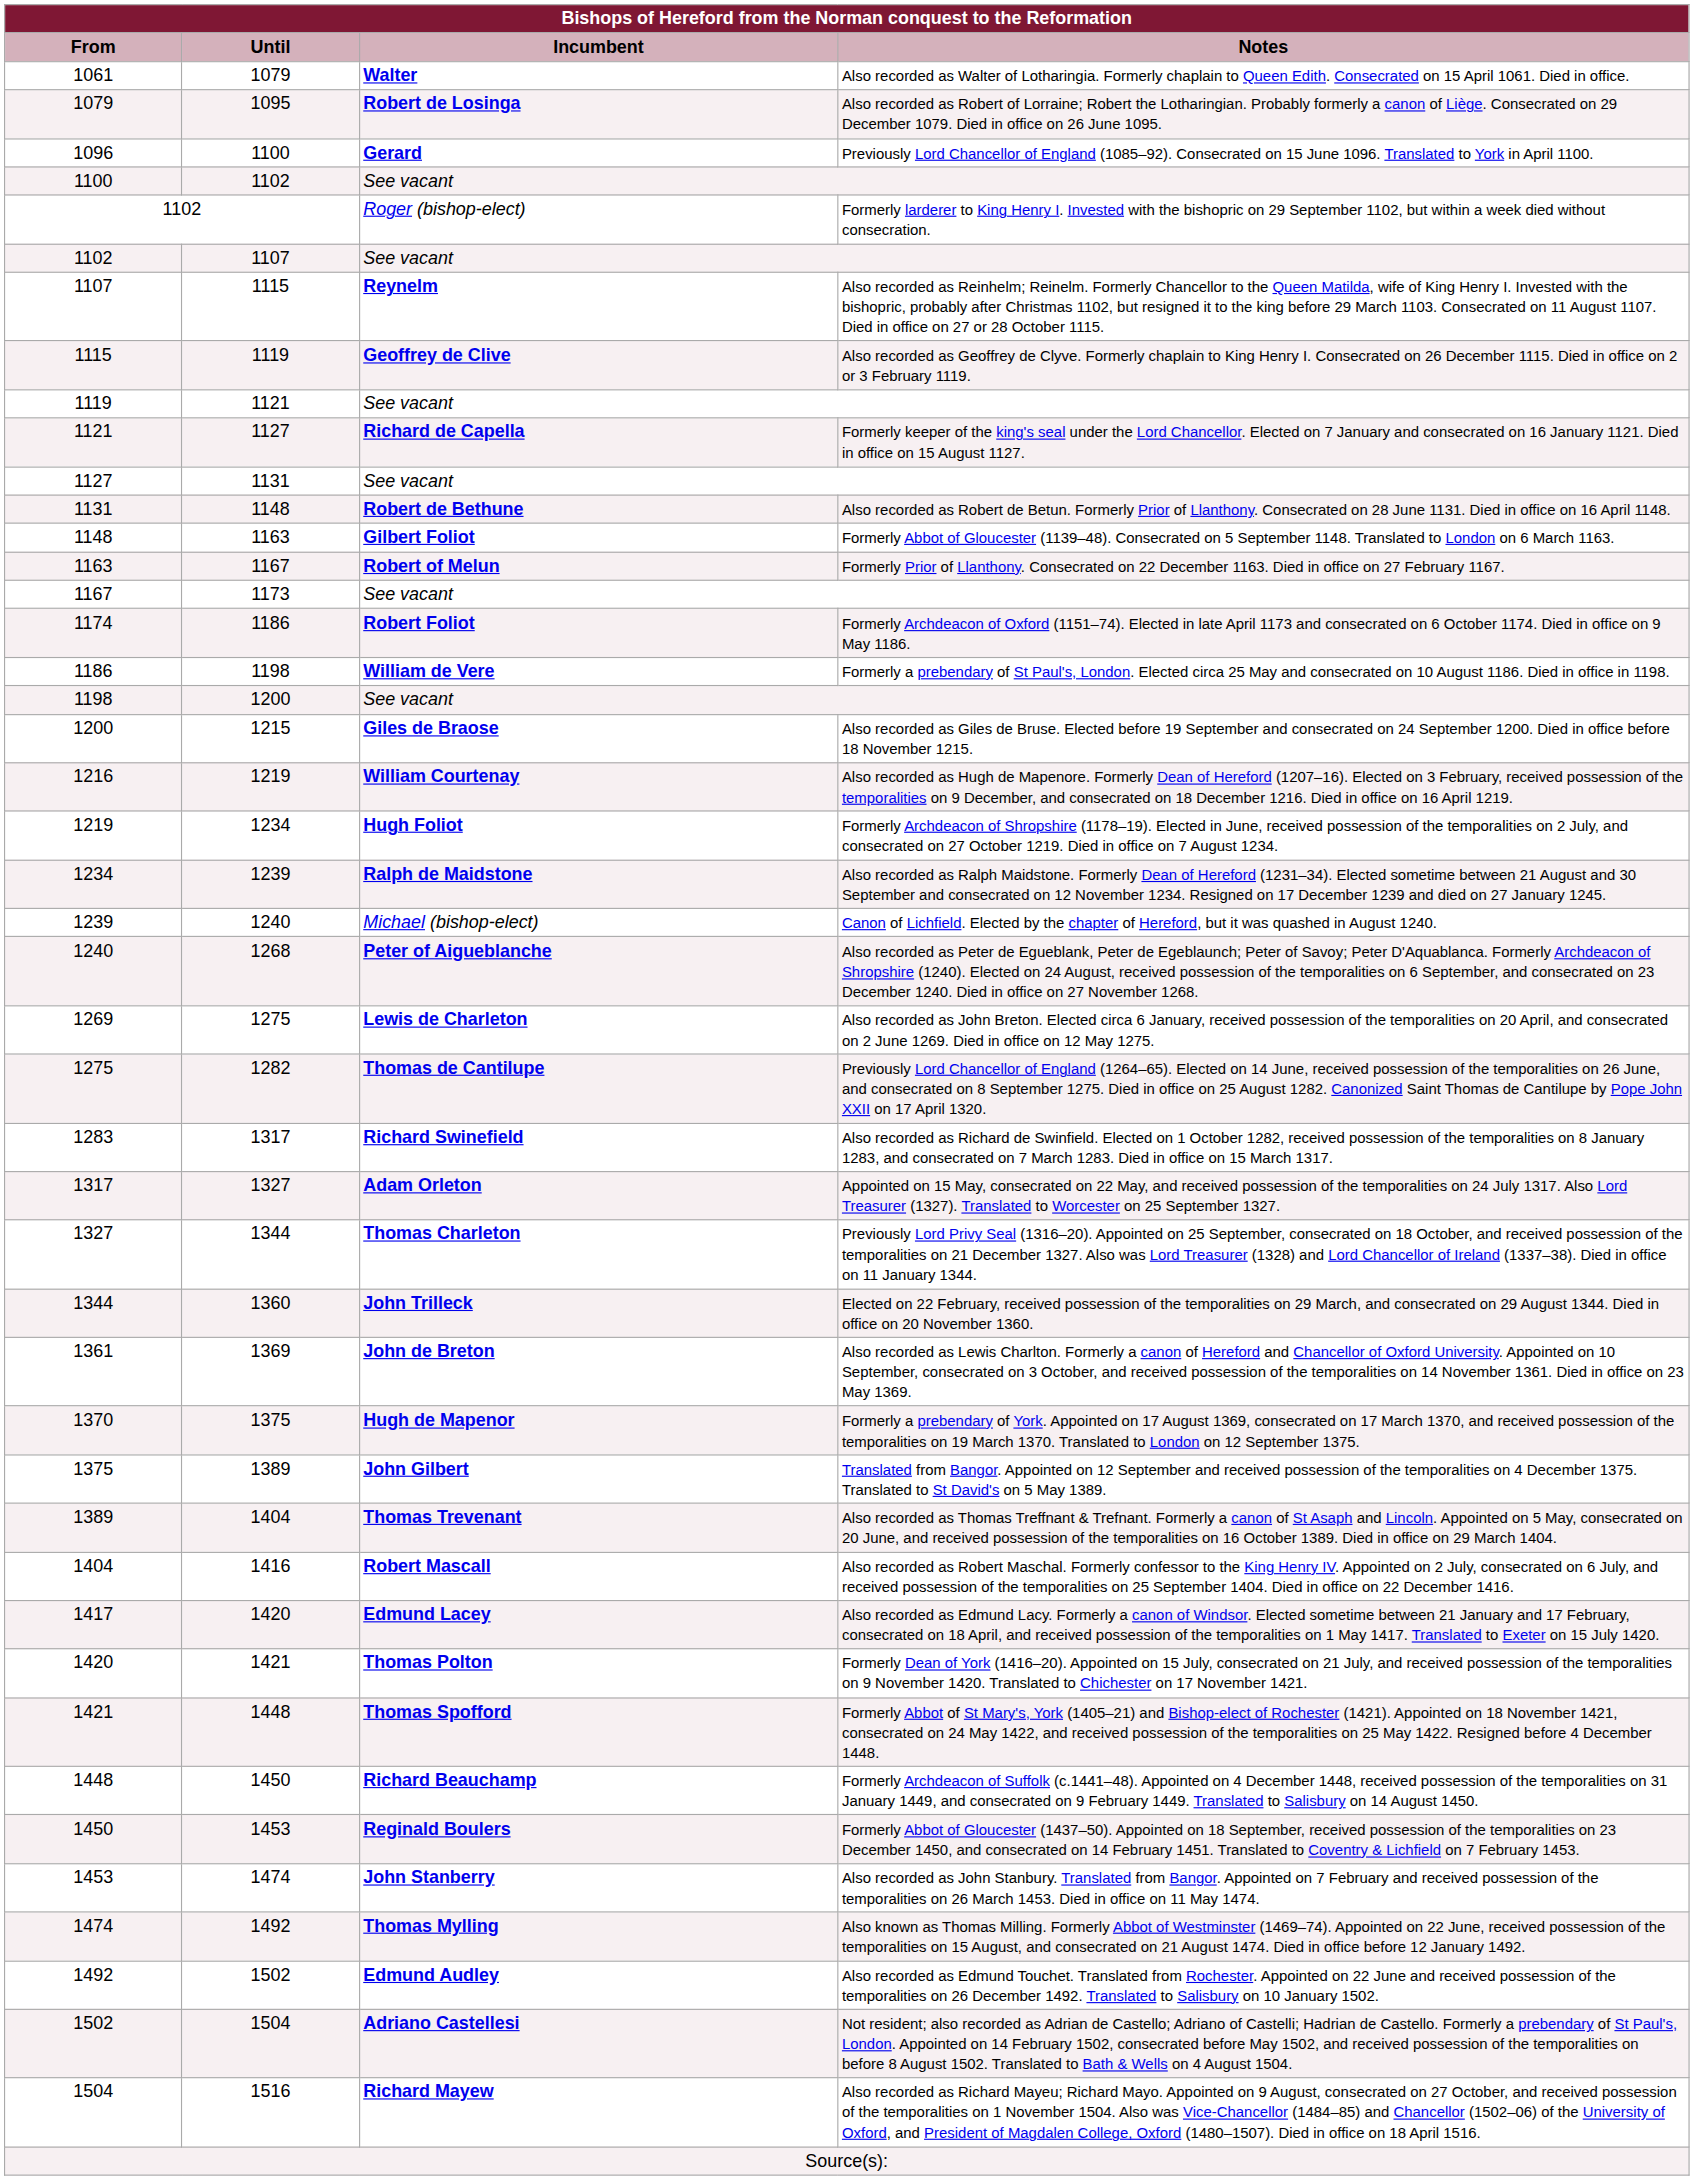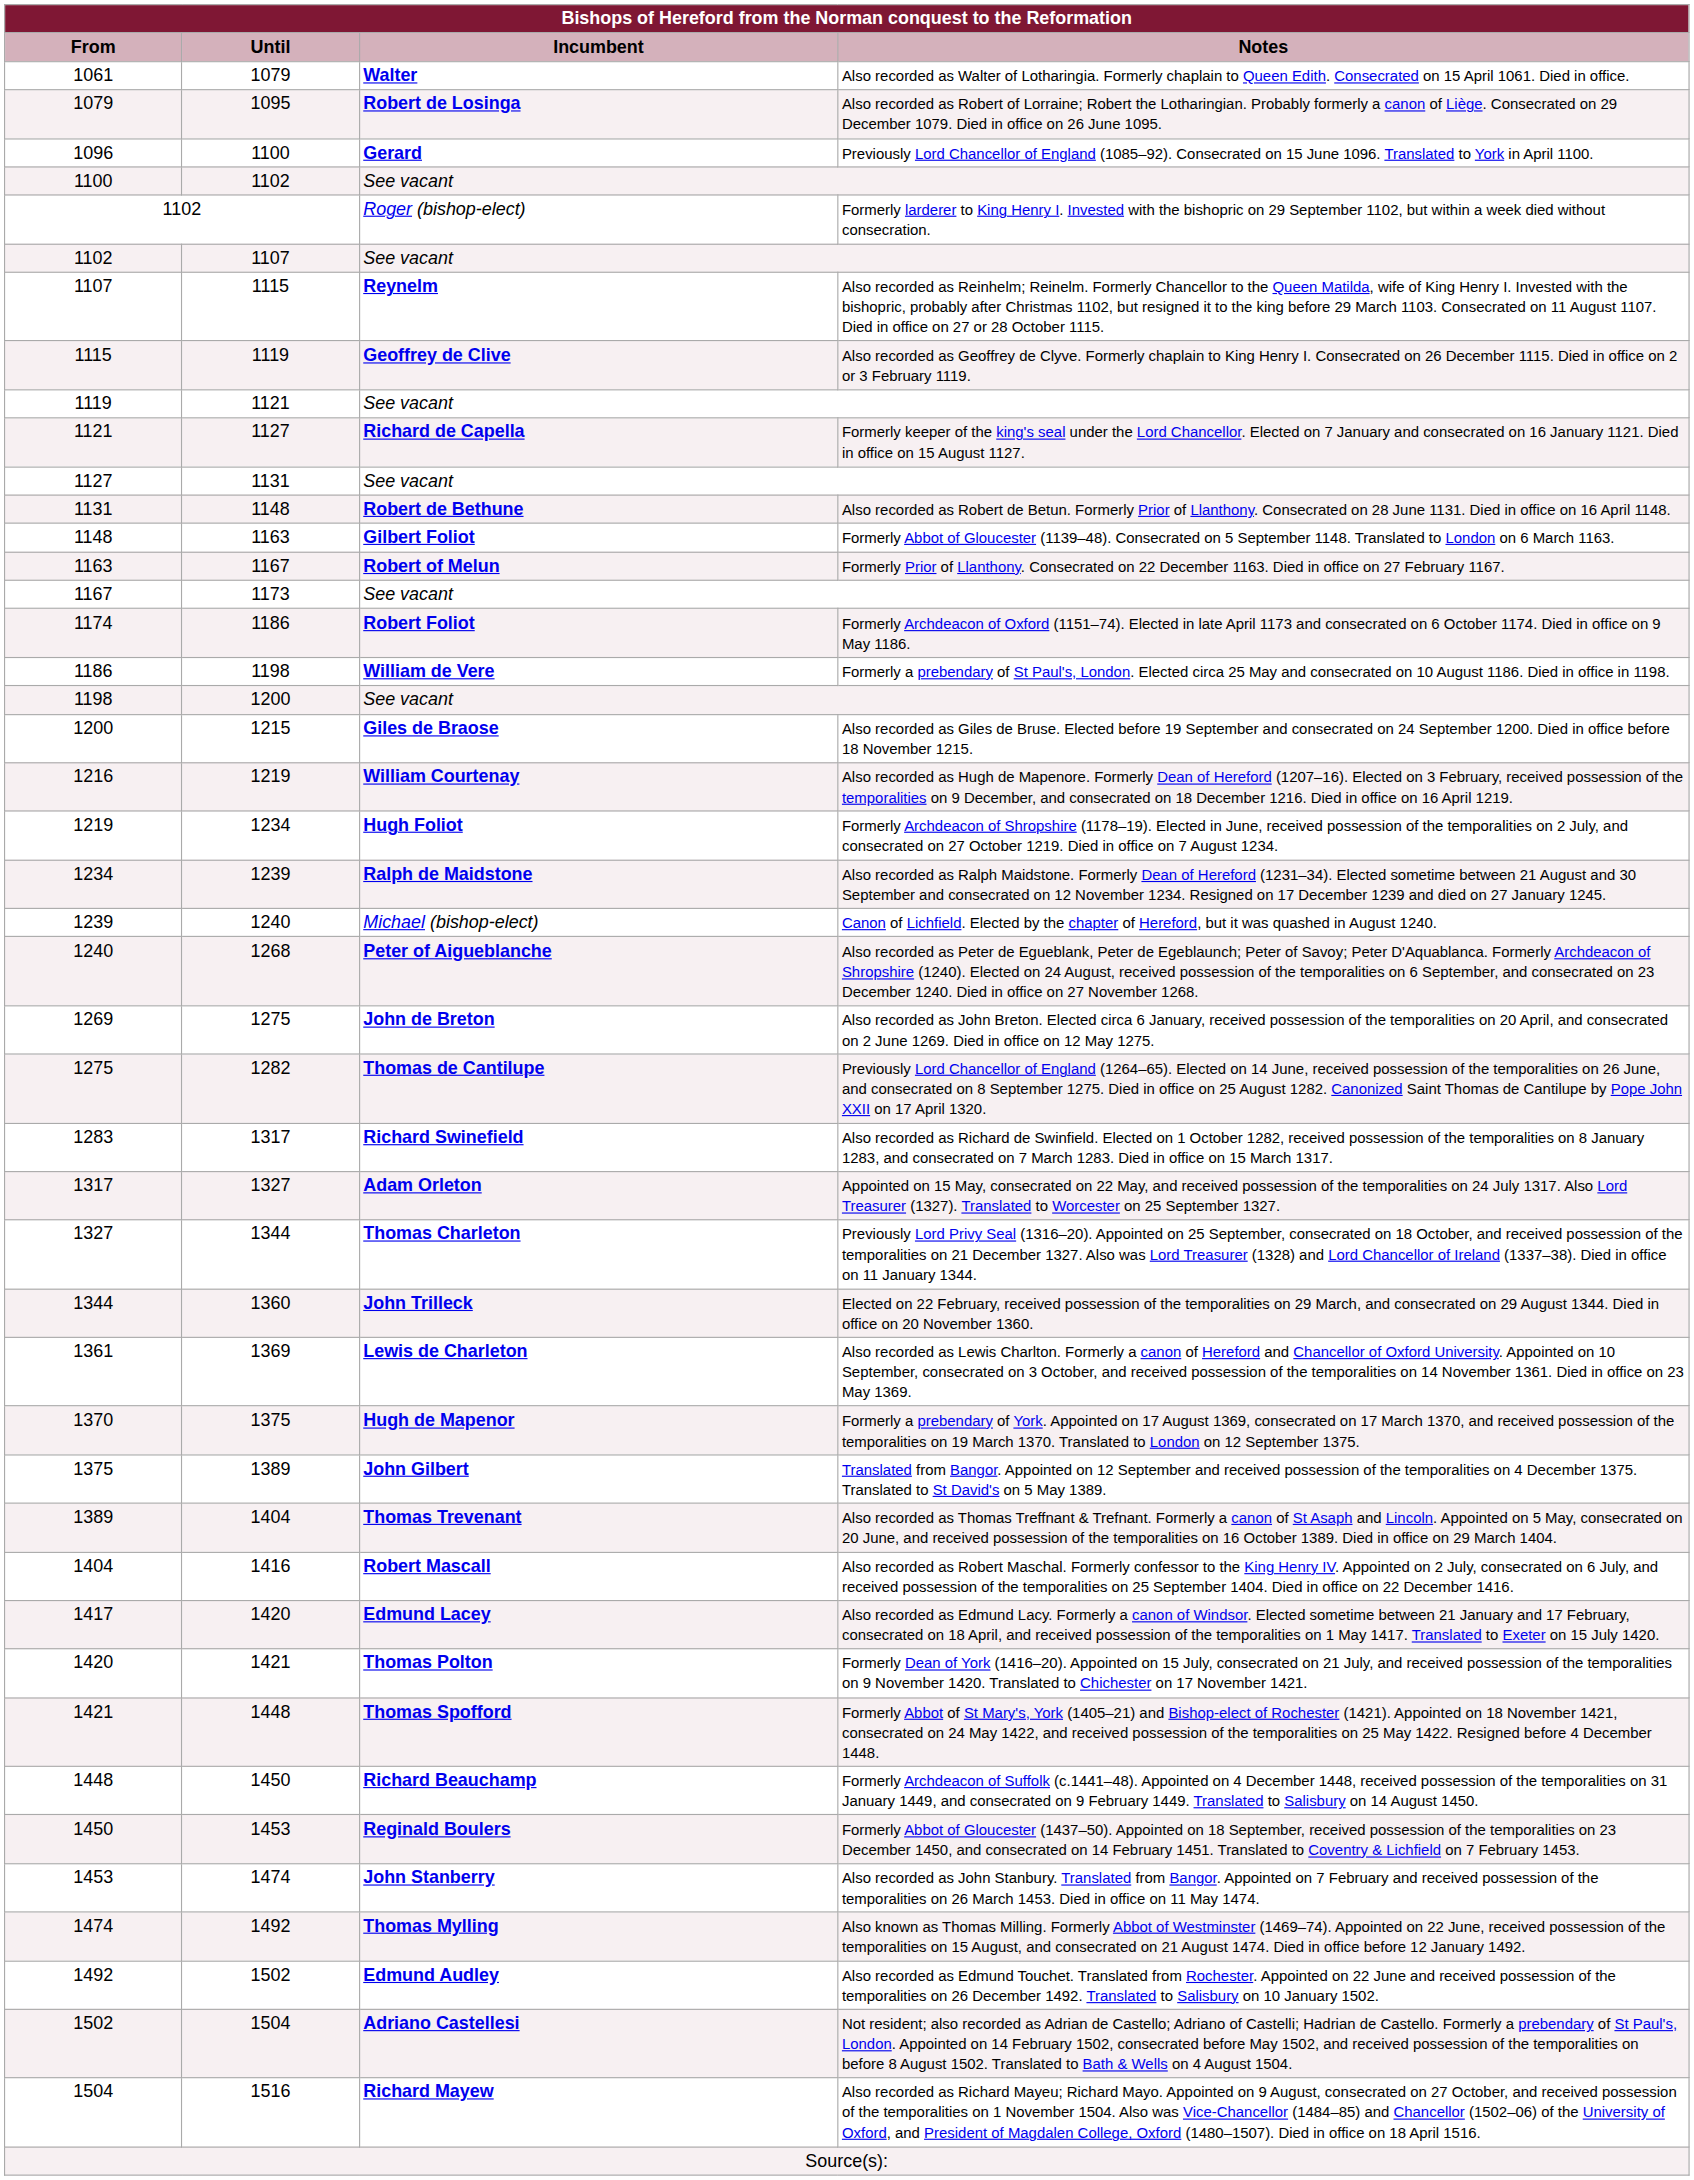(445, 1019) Lewis de Charleton -> (429, 1019) John de Breton
(429, 1351) John de Breton -> (445, 1351) Lewis de Charleton
